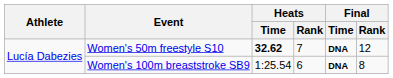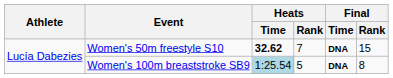(365, 48) 12 -> (365, 48) 15
(273, 65) no background -> (273, 65) lightblue background
(299, 65) 6 -> (299, 65) 5
